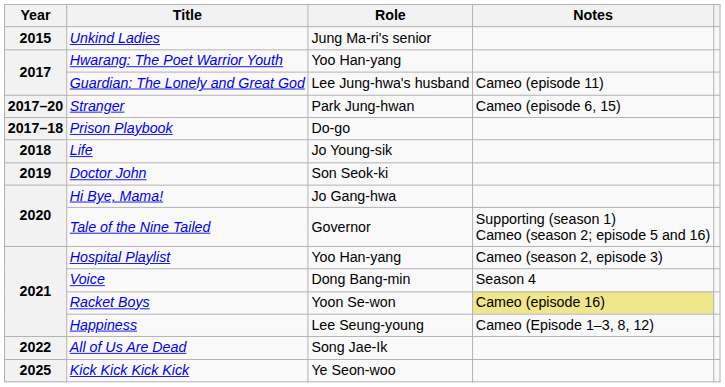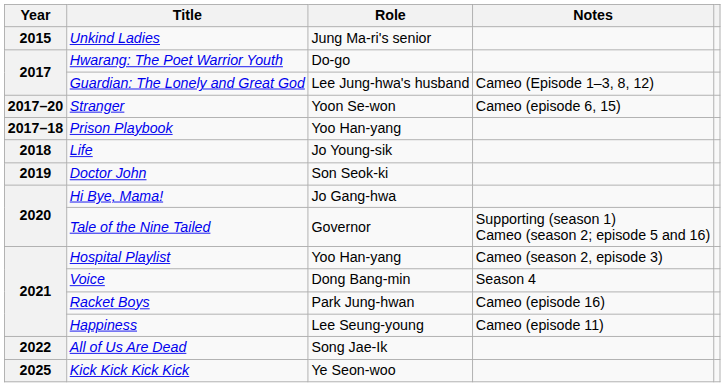(356, 60) Yoo Han-yang -> (331, 60) Do-go
(540, 83) Cameo (episode 11) -> (565, 83) Cameo (Episode 1–3, 8, 12)
(363, 106) Park Jung-hwan -> (354, 106) Yoon Se-won
(331, 128) Do-go -> (356, 128) Yoo Han-yang
(354, 302) Yoon Se-won -> (363, 302) Park Jung-hwan
(540, 302) khaki background -> (540, 302) no background
(565, 325) Cameo (Episode 1–3, 8, 12) -> (540, 325) Cameo (episode 11)
